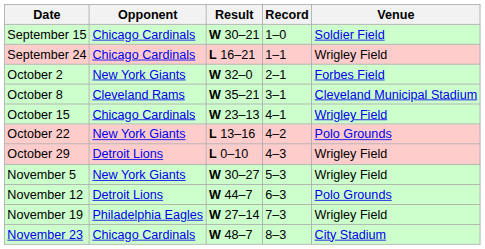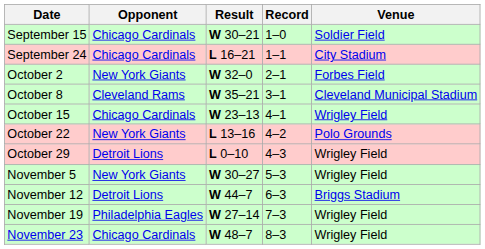(351, 55) Wrigley Field -> (350, 55) City Stadium
(353, 194) Polo Grounds -> (357, 194) Briggs Stadium
(350, 234) City Stadium -> (351, 234) Wrigley Field
